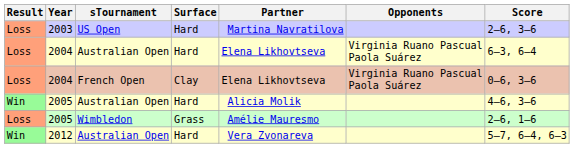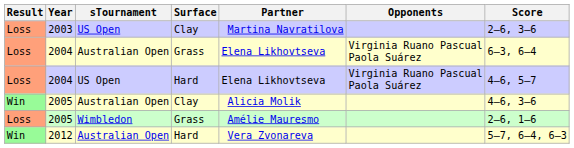(186, 29) Hard -> (186, 29) Clay
(186, 52) Hard -> (189, 52) Grass
- row: (60, 80)
+ row: (60, 80)
(186, 102) Hard -> (186, 102) Clay
